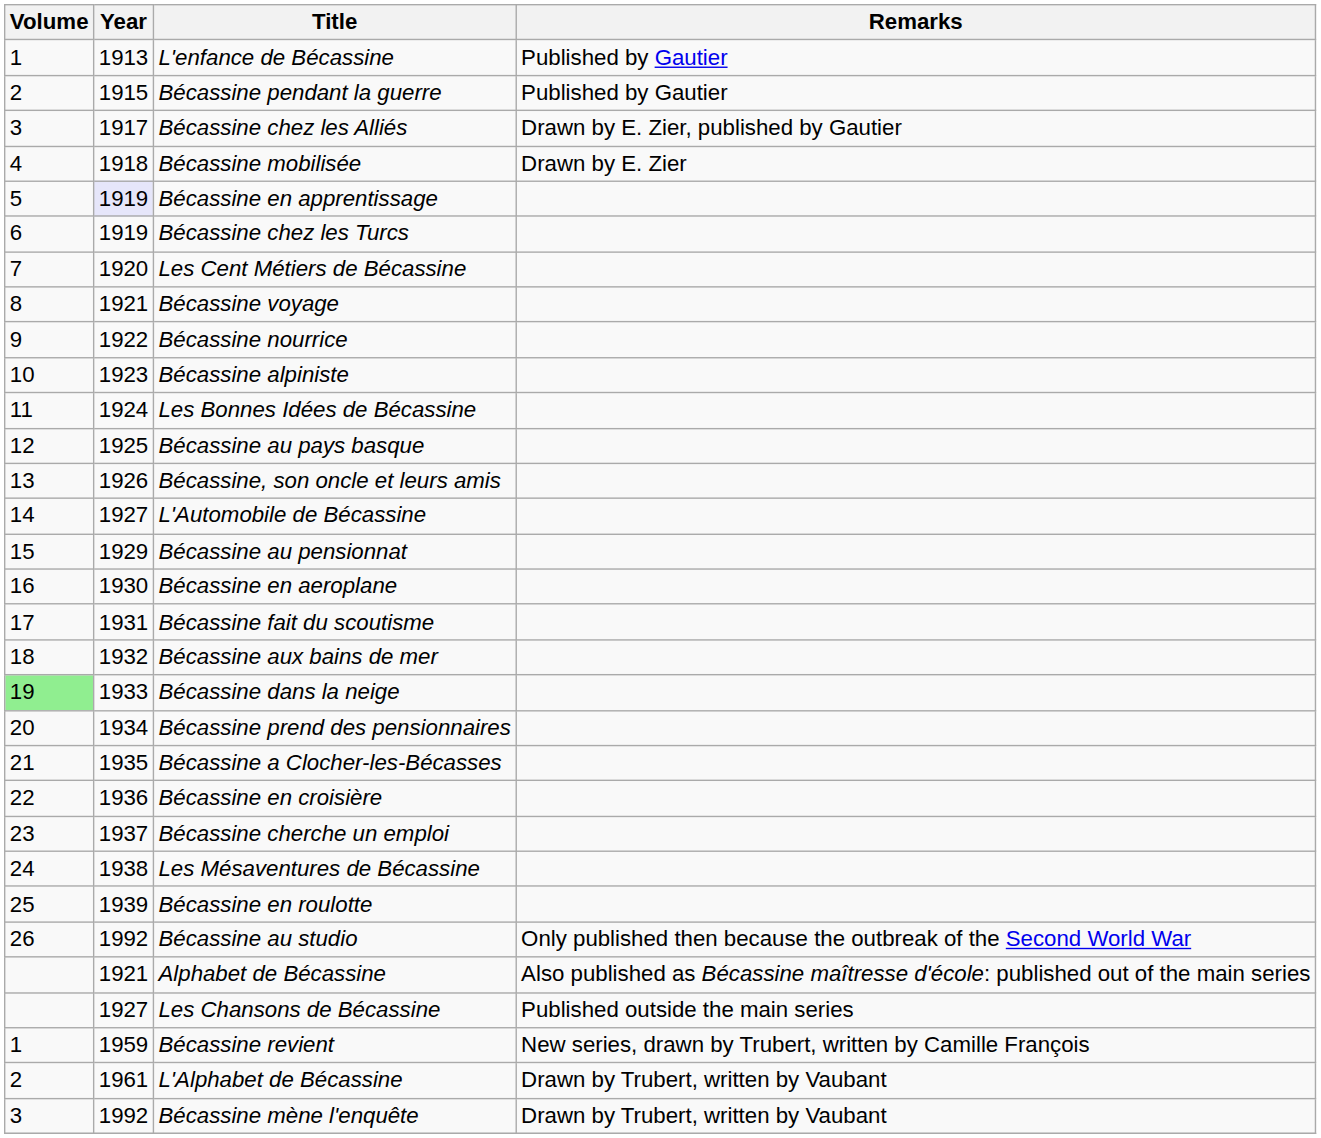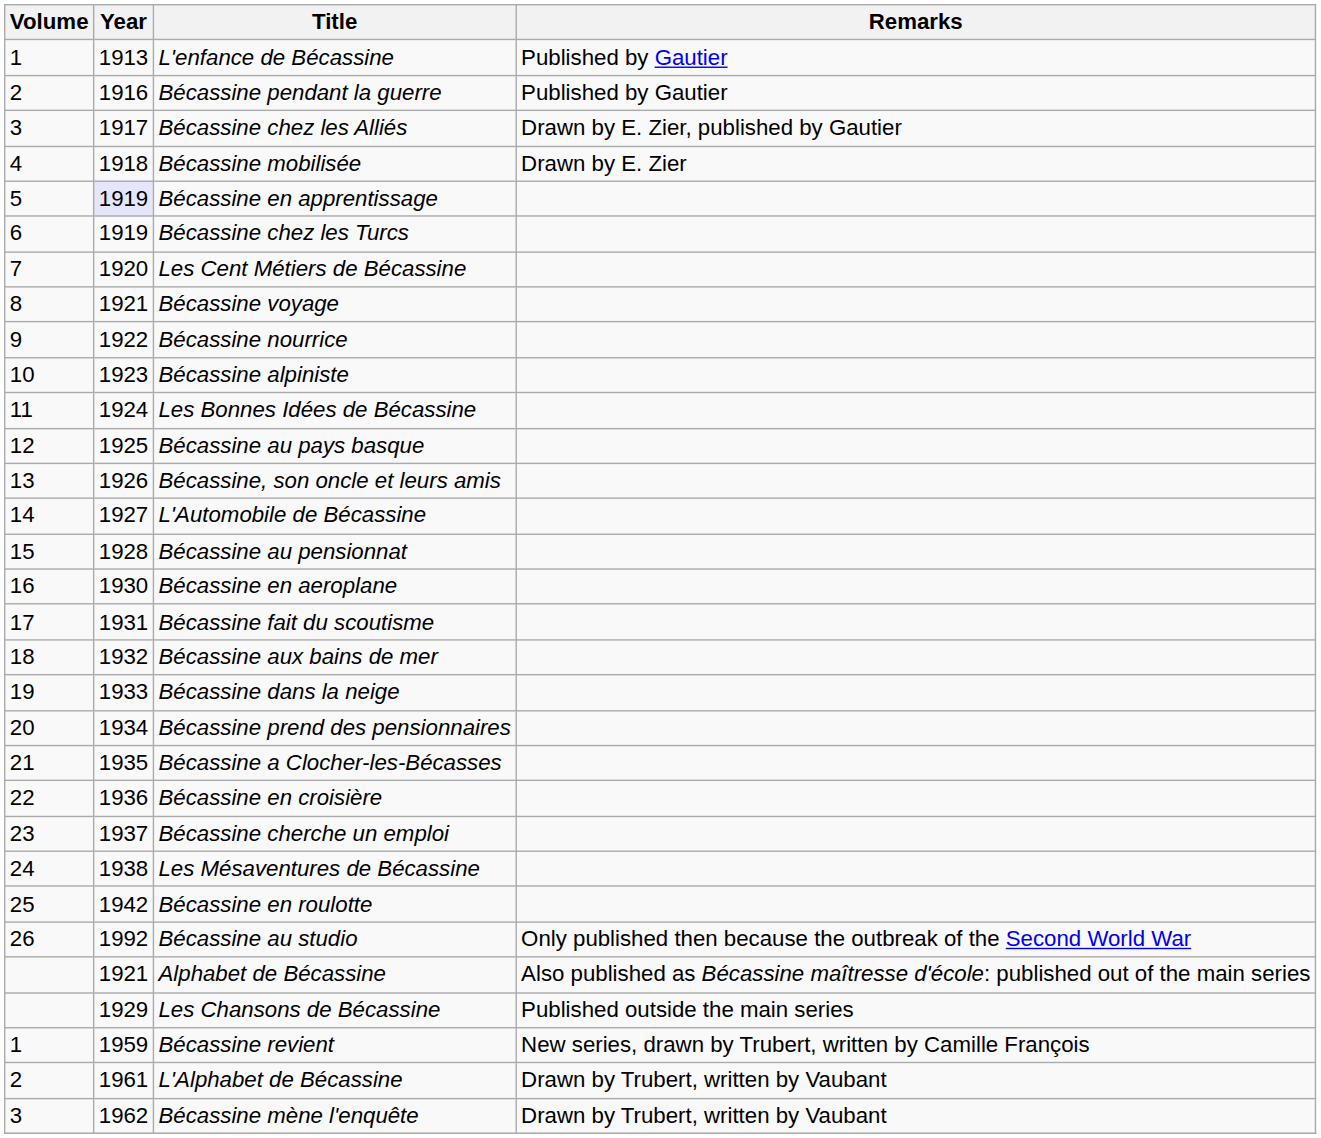(123, 92) 1915 -> (123, 92) 1916
(123, 551) 1929 -> (123, 551) 1928
(22, 692) lightgreen background -> (22, 692) no background
(123, 903) 1939 -> (123, 903) 1942
(123, 1009) 1927 -> (123, 1009) 1929
(123, 1115) 1992 -> (123, 1115) 1962
